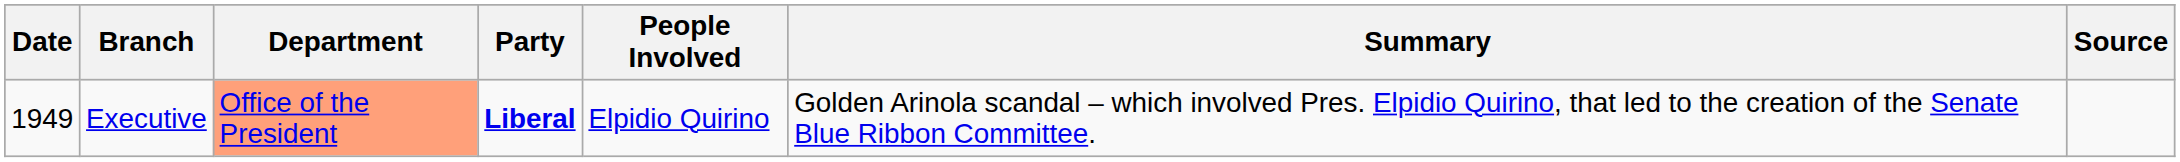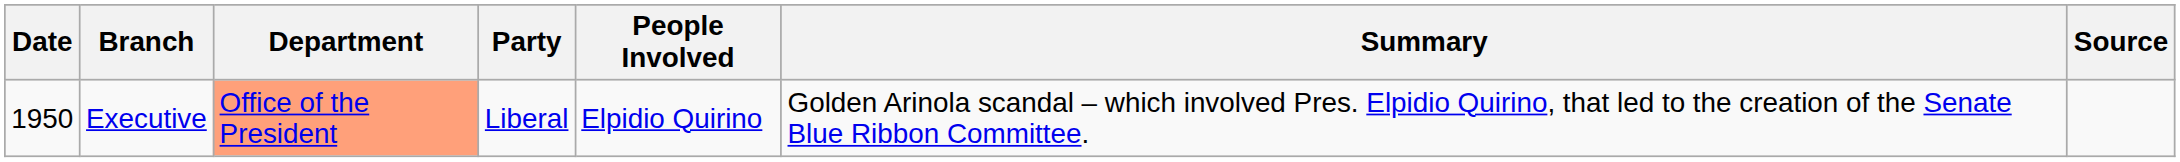(42, 117) 1949 -> (42, 117) 1950
(530, 117) bold -> (527, 117) normal
